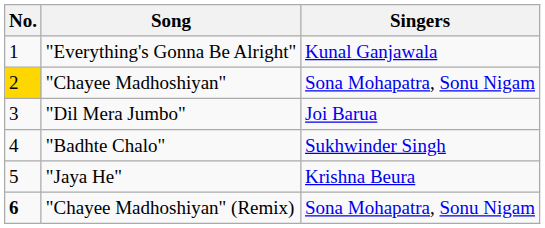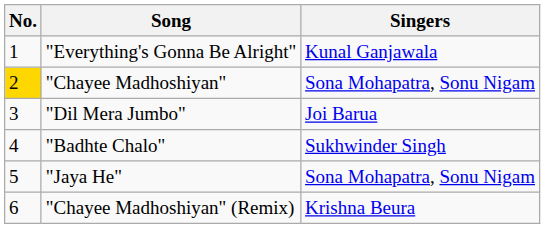(360, 176) Krishna Beura -> (420, 176) Sona Mohapatra, Sonu Nigam
(14, 208) bold -> (14, 208) normal
(420, 208) Sona Mohapatra, Sonu Nigam -> (360, 208) Krishna Beura
